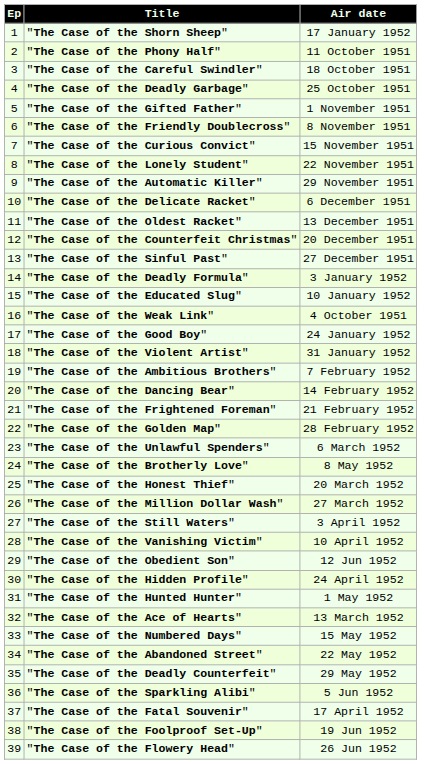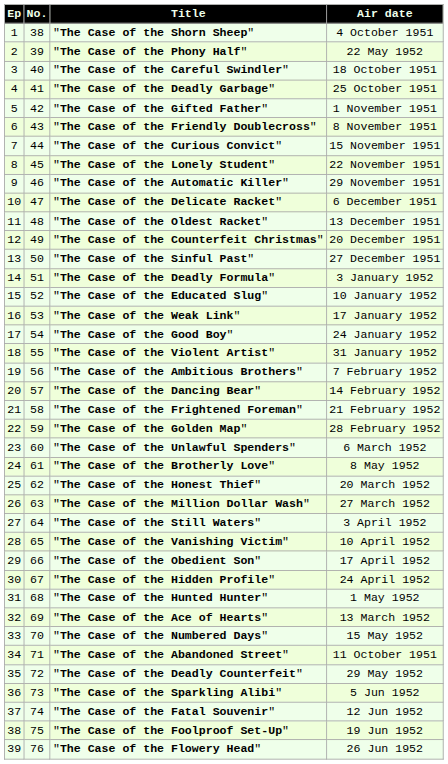+ column: (37, 14)
(358, 33) 17 January 1952 -> (385, 33) 4 October 1951
(358, 52) 11 October 1951 -> (385, 52) 22 May 1952
(358, 316) 4 October 1951 -> (385, 316) 17 January 1952
(358, 561) 12 Jun 1952 -> (385, 561) 17 April 1952
(358, 655) 22 May 1952 -> (385, 655) 11 October 1951
(358, 712) 17 April 1952 -> (385, 712) 12 Jun 1952
